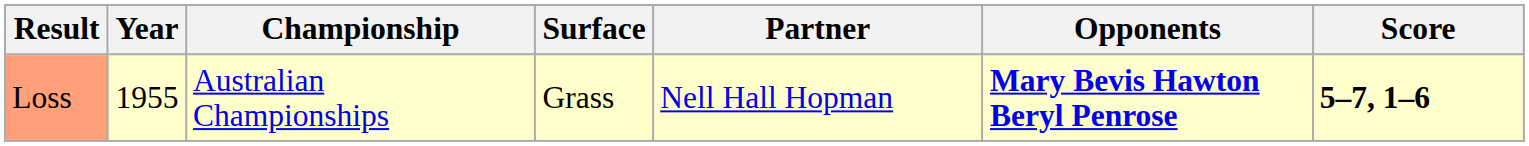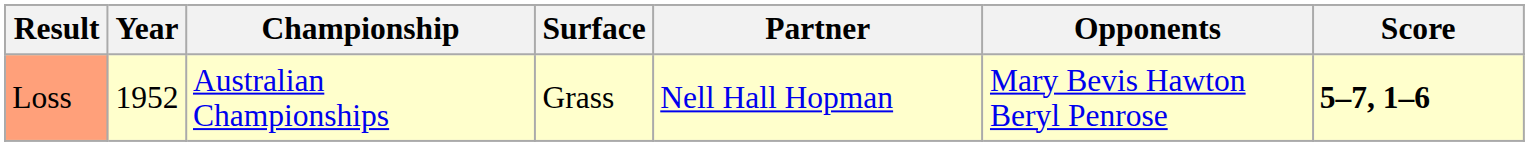(147, 97) 1955 -> (147, 97) 1952
(1125, 97) bold -> (1118, 97) normal
